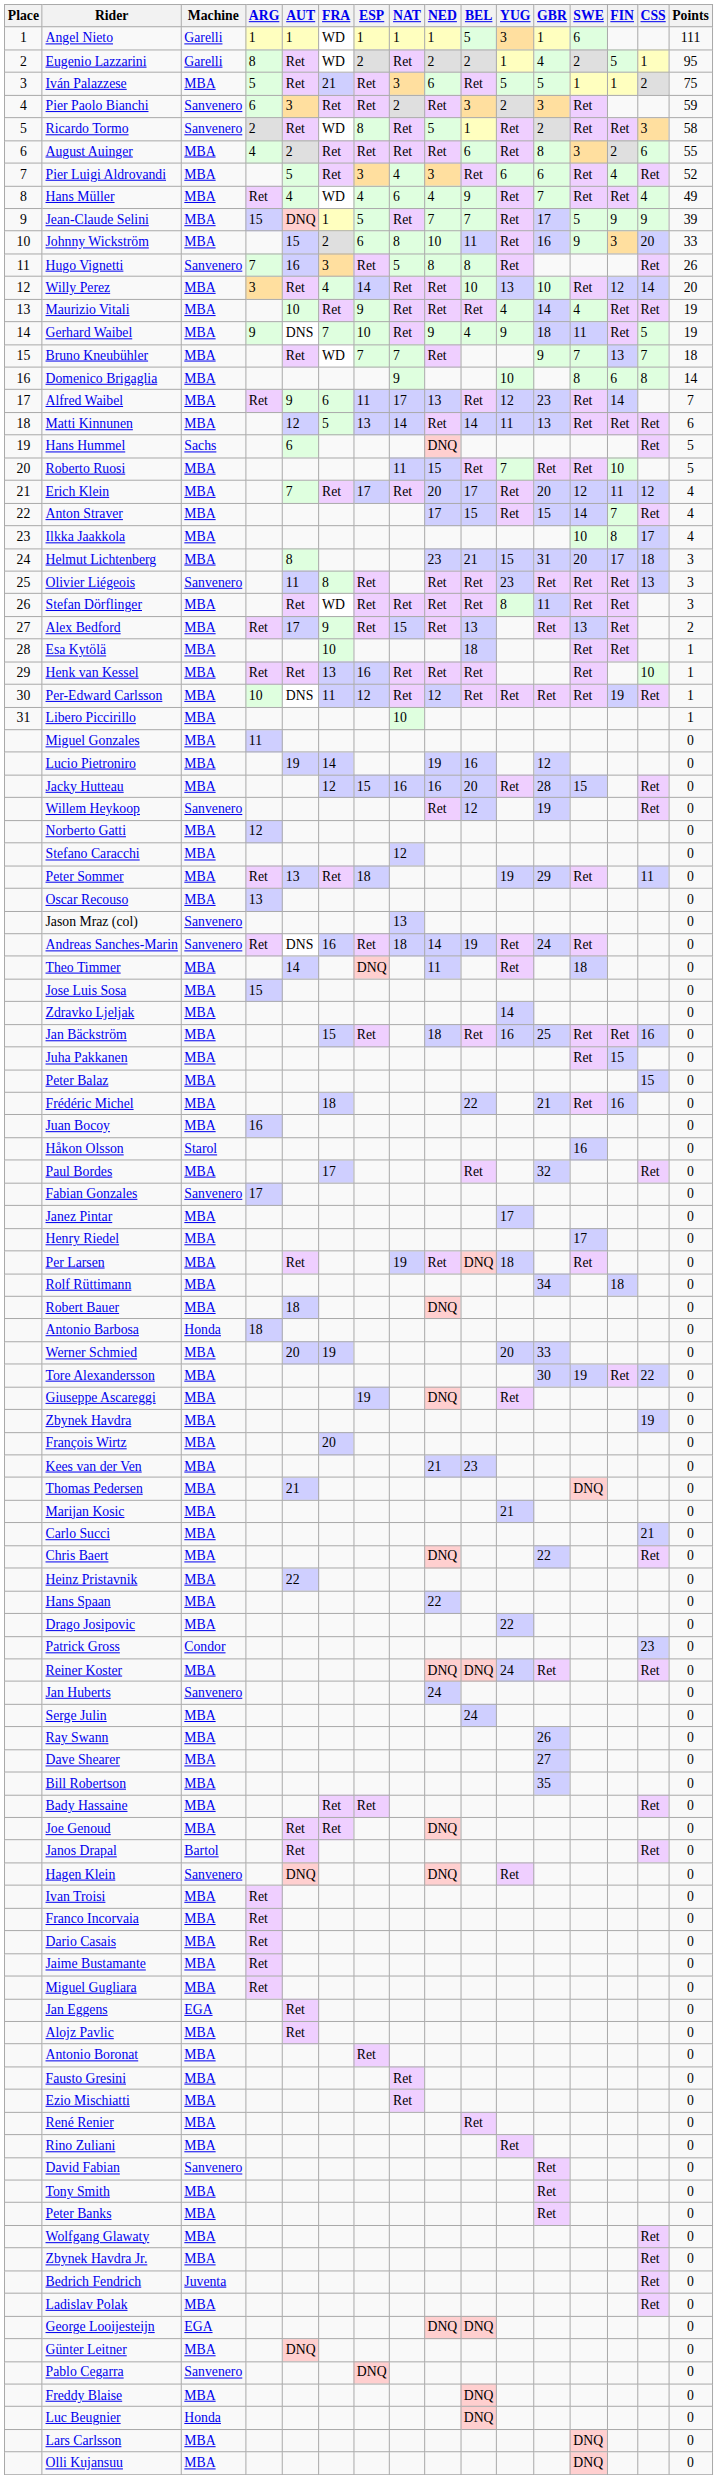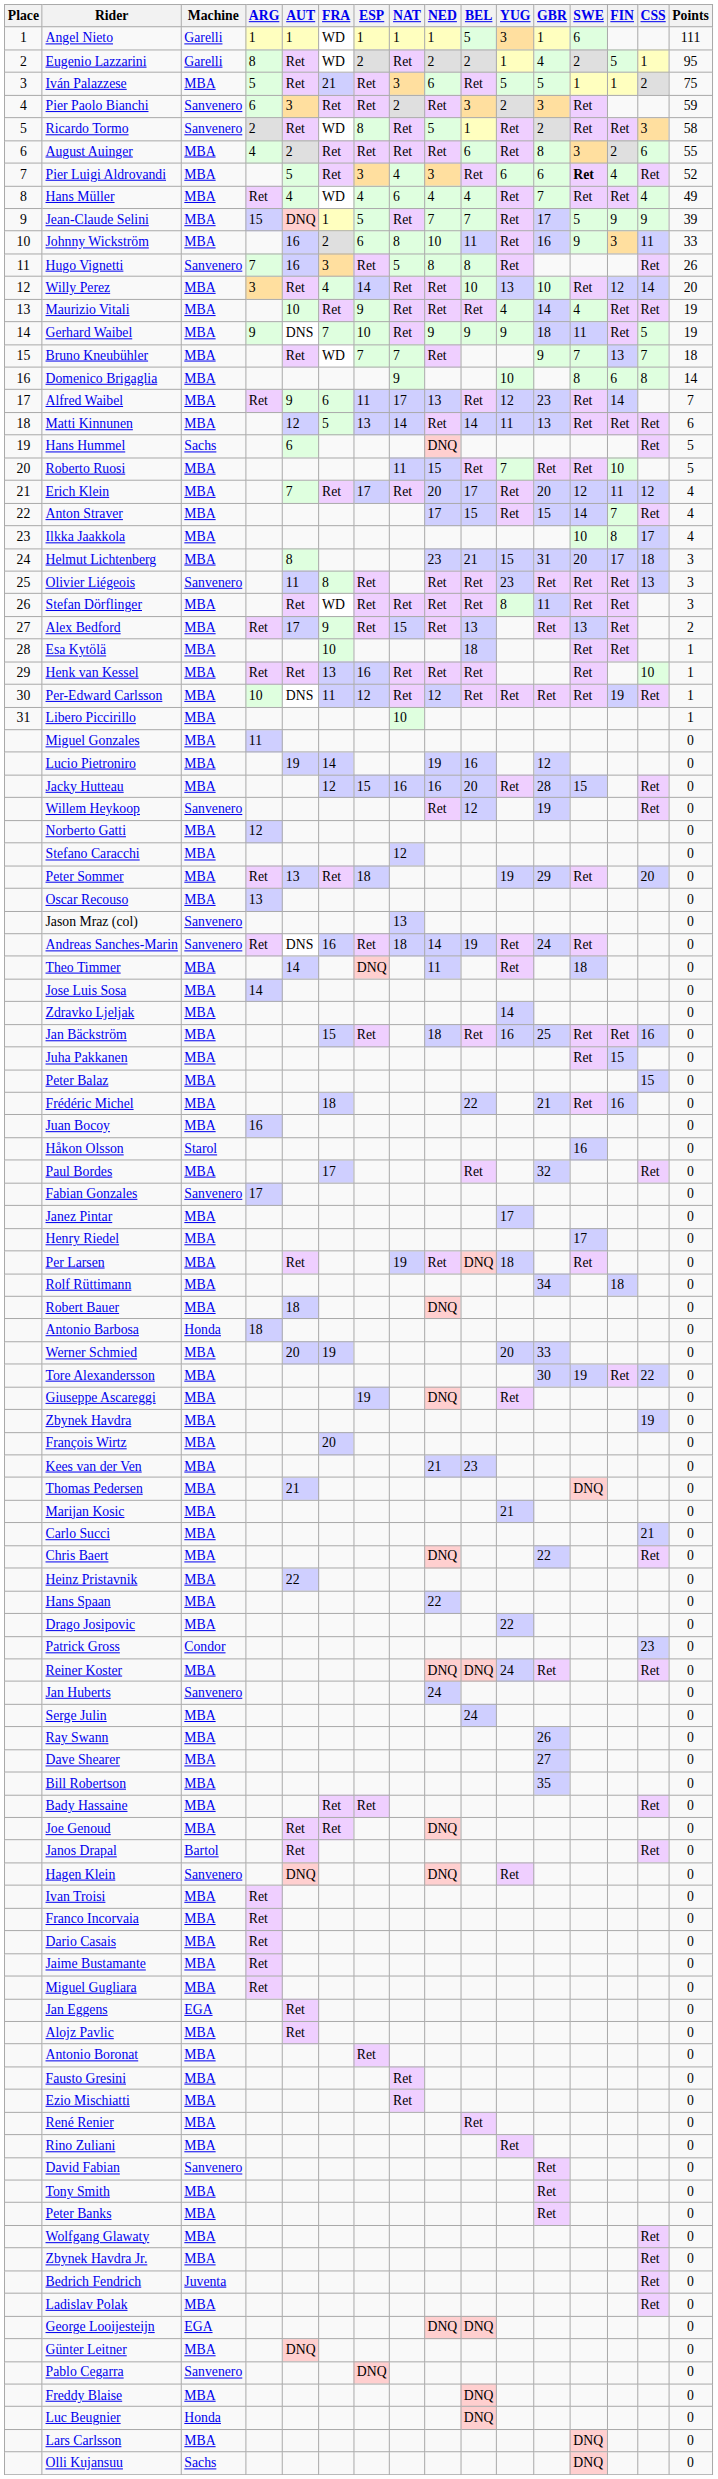(583, 174) normal -> (584, 174) bold
(467, 196) 9 -> (467, 196) 4
(293, 242) 15 -> (293, 242) 16
(647, 242) 20 -> (647, 242) 11
(467, 332) 4 -> (467, 332) 9
(647, 876) 11 -> (647, 876) 20
(256, 989) 15 -> (256, 989) 14
(200, 2462) MBA -> (200, 2462) Sachs
